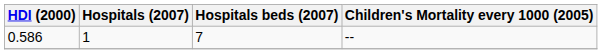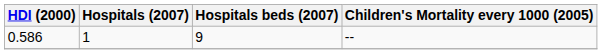(199, 37) 7 -> (199, 37) 9
